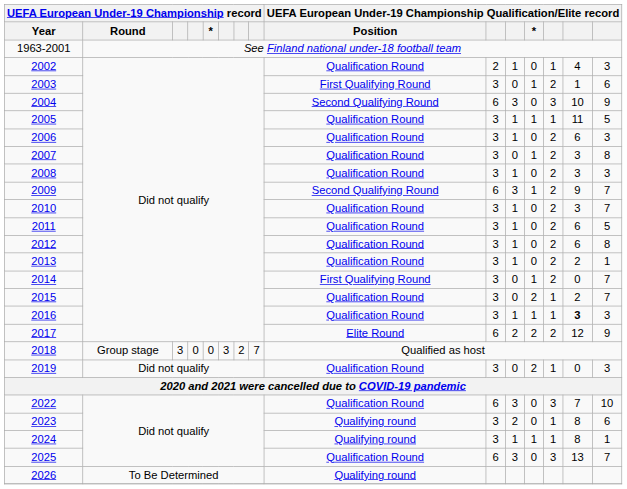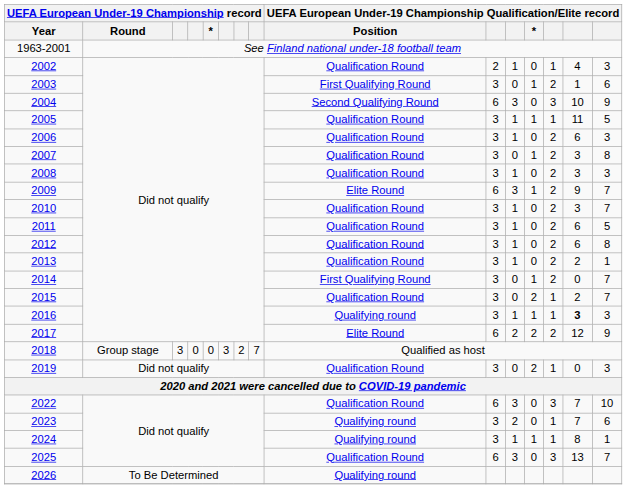(375, 191) Second Qualifying Round -> (375, 191) Elite Round
(375, 315) Qualification Round -> (375, 315) Qualifying round
(577, 421) 8 -> (577, 421) 7
